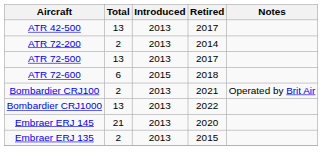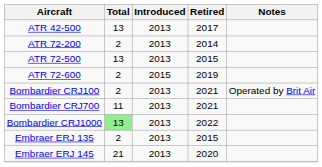(207, 59) 2017 -> (207, 59) 2015
(118, 75) 6 -> (118, 75) 2
(207, 75) 2018 -> (207, 75) 2019
+ row: (54, 106)
(118, 106) no background -> (118, 122) lightgreen background
rows swapped: (54, 138) <-> (54, 122)
